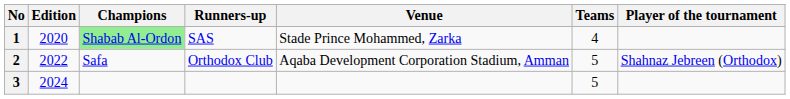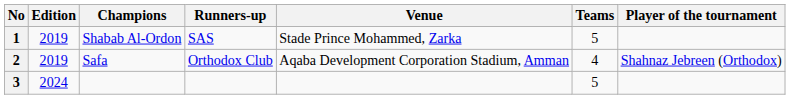(54, 37) 2020 -> (54, 37) 2019
(132, 37) lightgreen background -> (132, 37) no background
(595, 37) 4 -> (595, 37) 5
(54, 60) 2022 -> (54, 60) 2019
(595, 60) 5 -> (595, 60) 4
